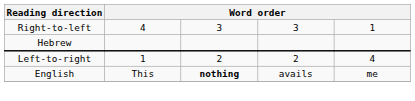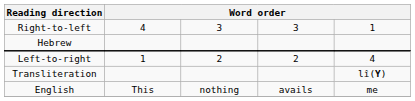+ row: (54, 74)
(219, 74) bold -> (219, 89) normal
